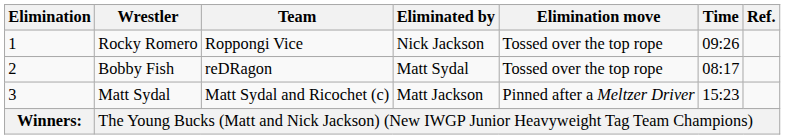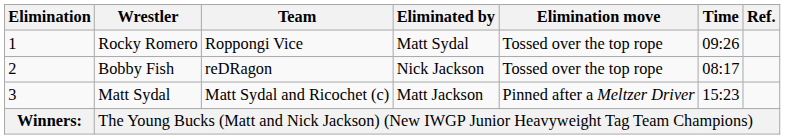(440, 43) Nick Jackson -> (433, 43) Matt Sydal
(433, 69) Matt Sydal -> (440, 69) Nick Jackson
